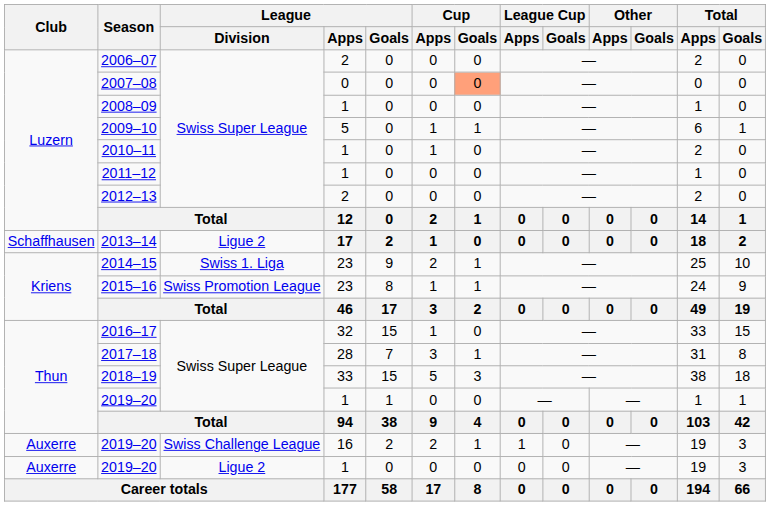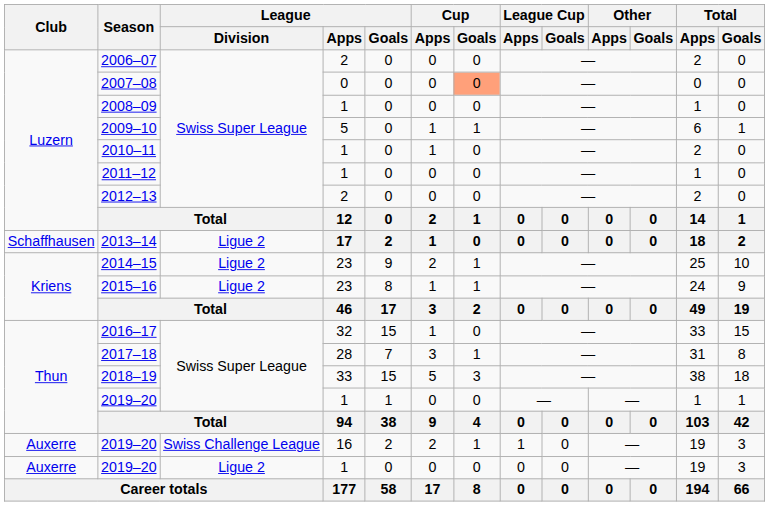(242, 264) Swiss 1. Liga -> (242, 264) Ligue 2
(242, 286) Swiss Promotion League -> (242, 286) Ligue 2
